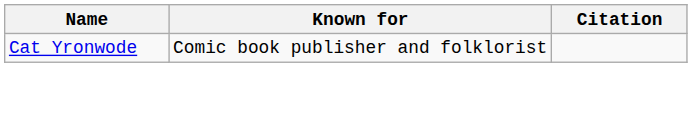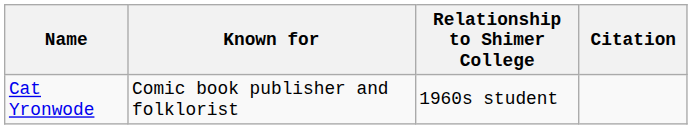+ column: (497, 40)
